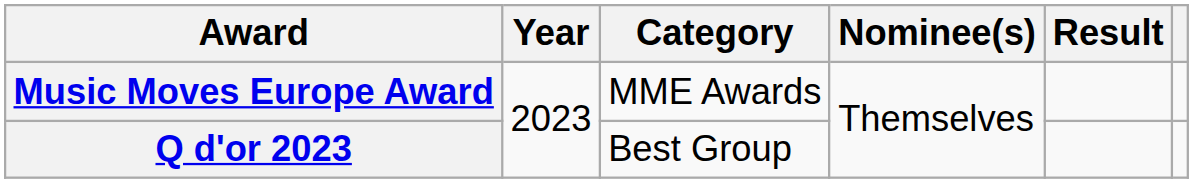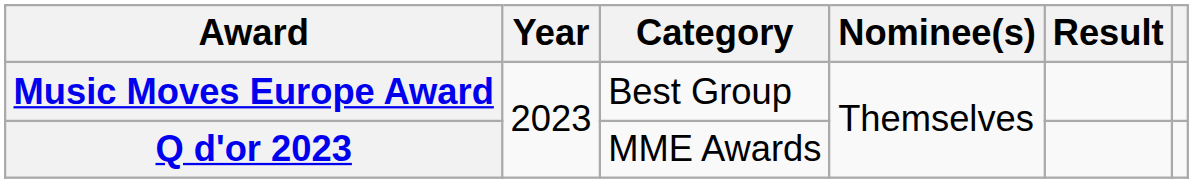(715, 90) MME Awards -> (700, 90) Best Group
(700, 148) Best Group -> (715, 148) MME Awards
